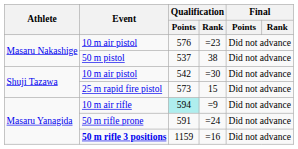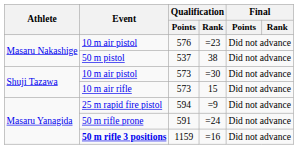(184, 74) 542 -> (184, 74) 573
(122, 90) 25 m rapid fire pistol -> (107, 90) 10 m air rifle
(107, 105) 10 m air rifle -> (122, 105) 25 m rapid fire pistol
(184, 105) paleturquoise background -> (184, 105) no background
